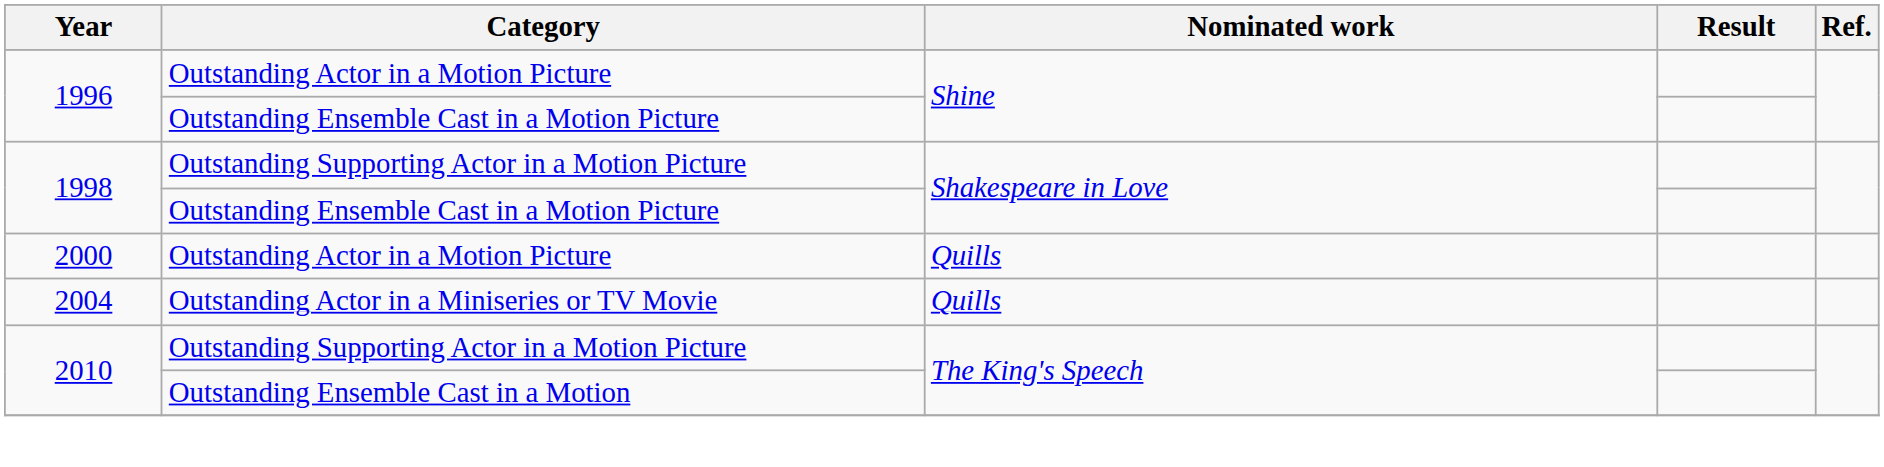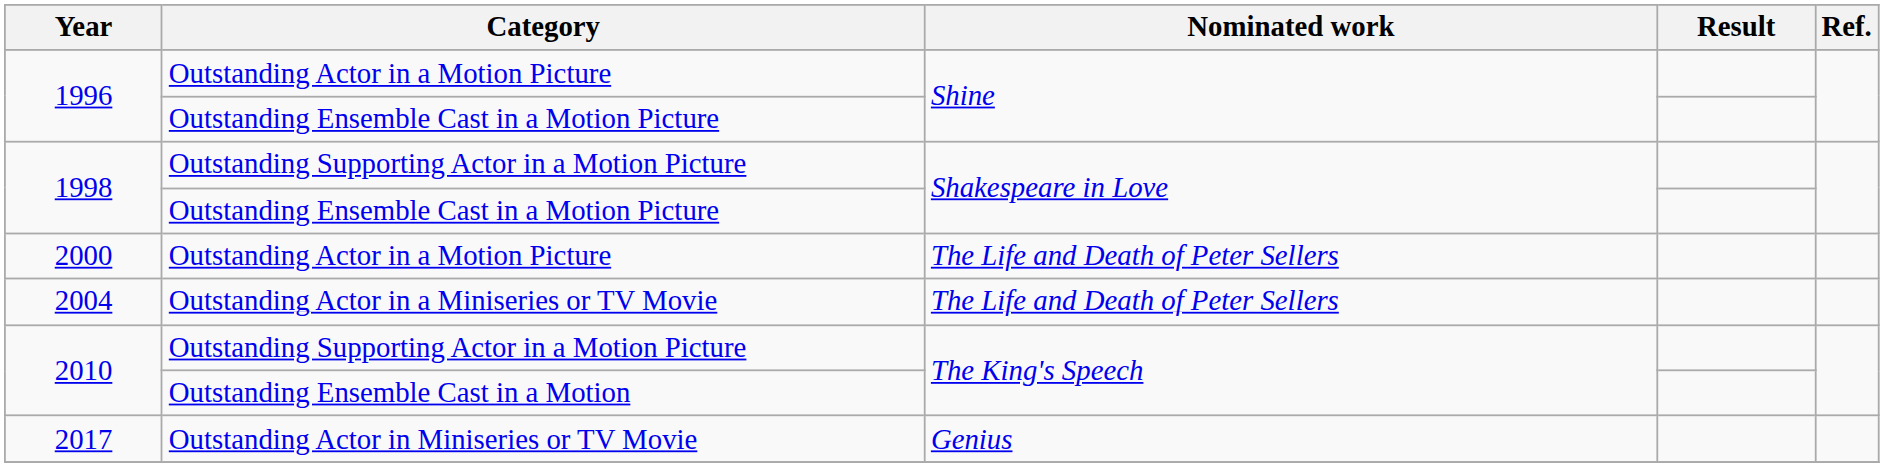(966, 255) Quills -> (1135, 255) The Life and Death of Peter Sellers
(966, 301) Quills -> (1135, 301) The Life and Death of Peter Sellers
+ row: (84, 438)
